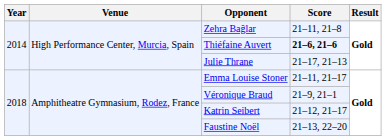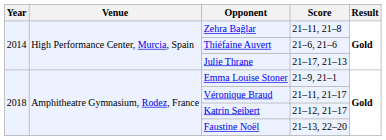(315, 45) bold -> (315, 45) normal
(319, 78) 21–11, 21–17 -> (315, 78) 21–9, 21–1
(315, 95) 21–9, 21–1 -> (319, 95) 21–11, 21–17
